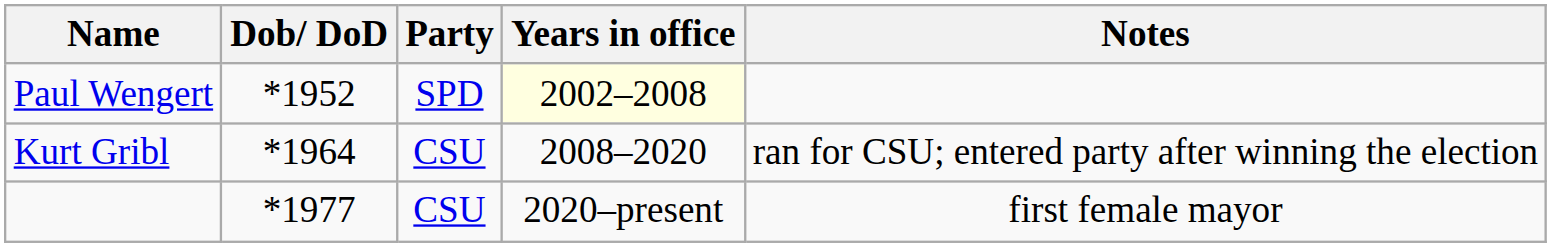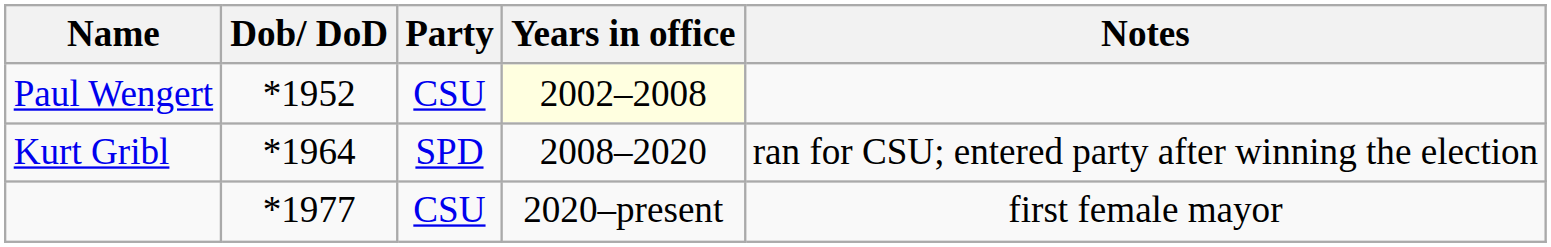(449, 92) SPD -> (449, 92) CSU
(449, 151) CSU -> (449, 151) SPD
